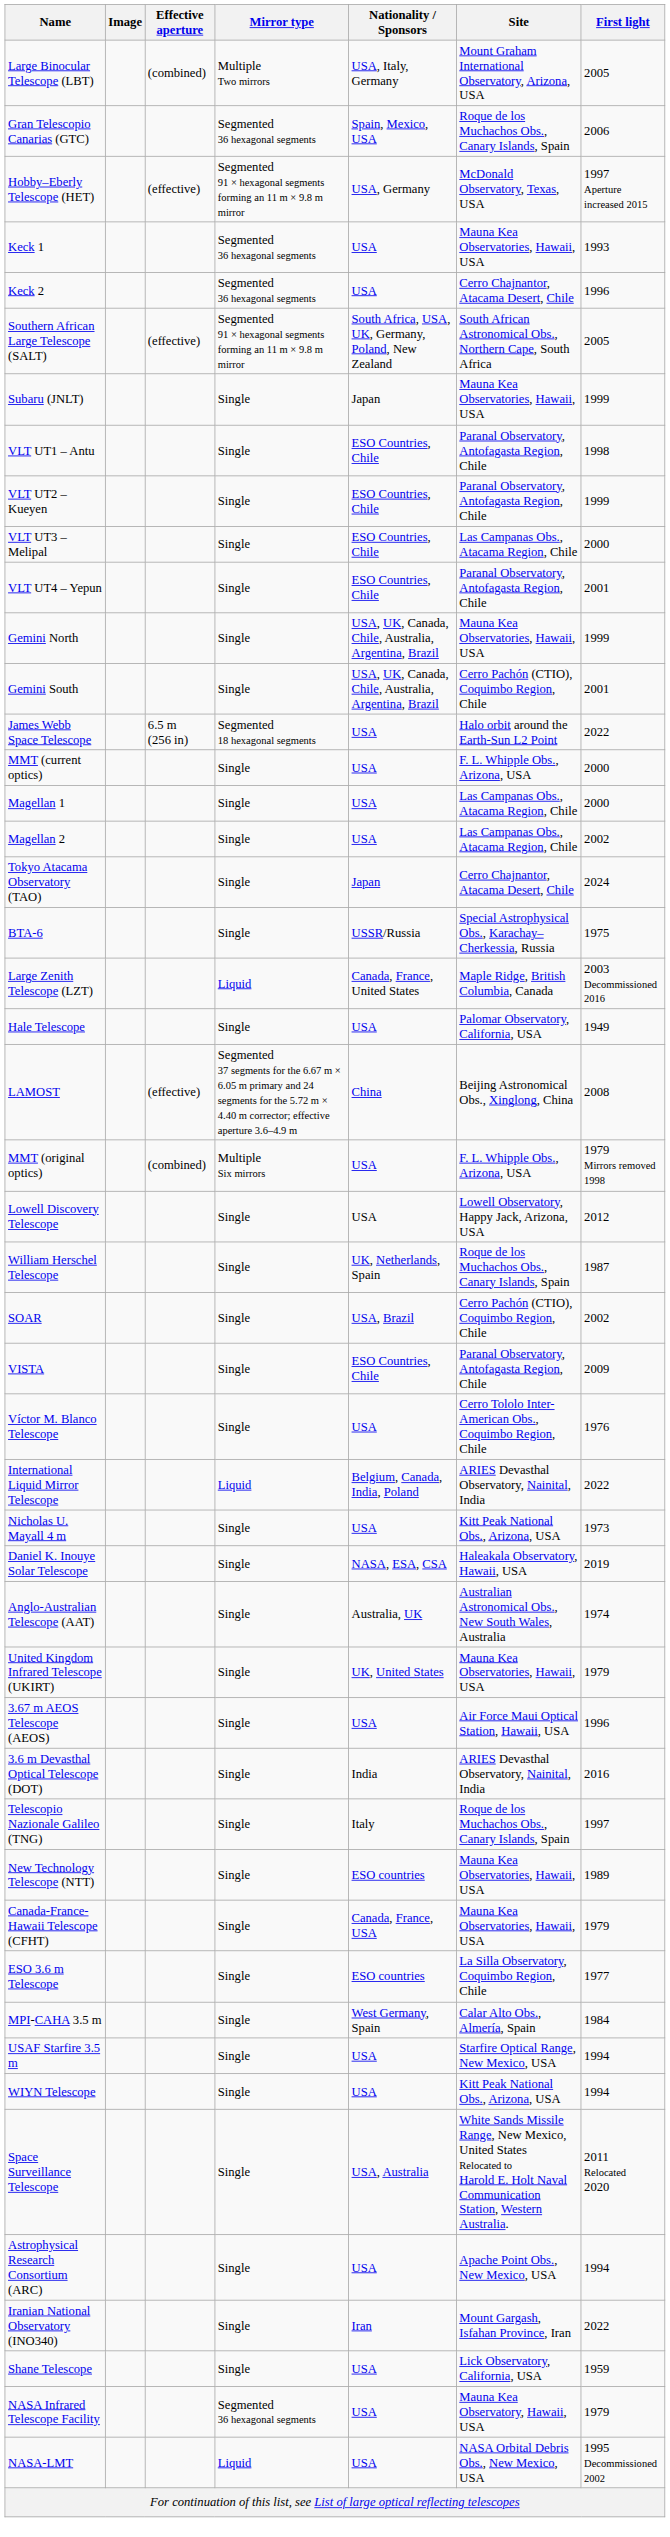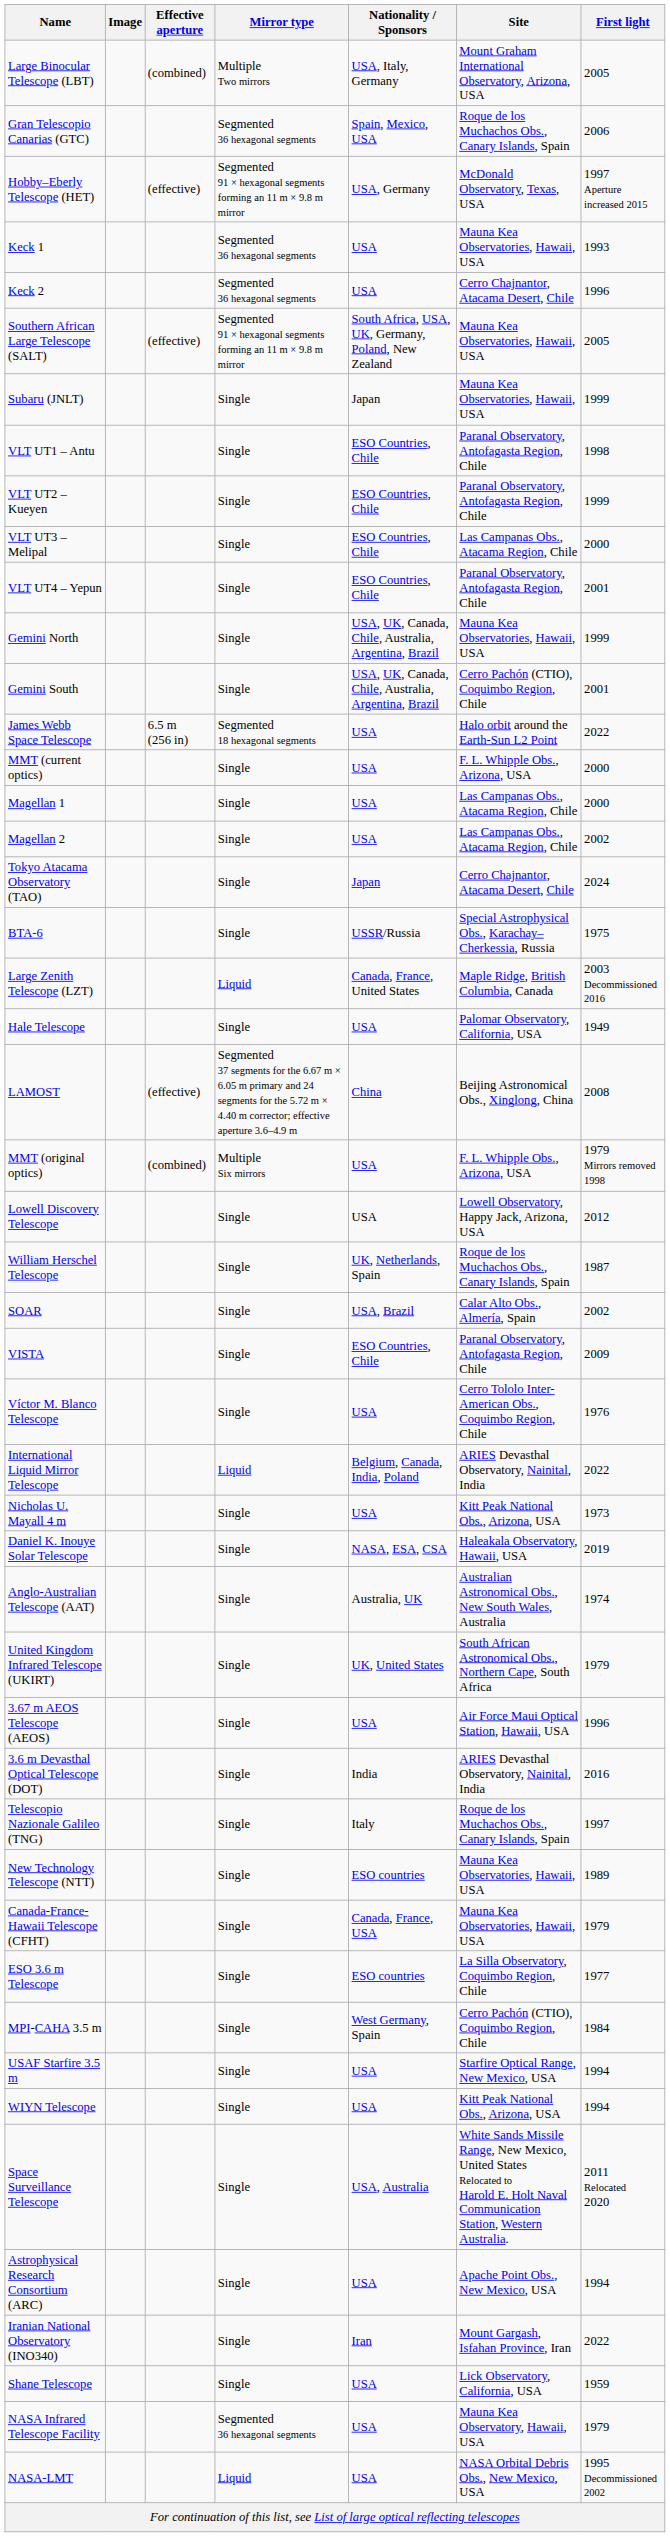(514, 341) South African Astronomical Obs., Northern Cape, South Africa -> (517, 341) Mauna Kea Observatories, Hawaii, USA
(516, 1317) Cerro Pachón (CTIO), Coquimbo Region, Chile -> (500, 1310) Calar Alto Obs., Almería, Spain
(517, 1672) Mauna Kea Observatories, Hawaii, USA -> (514, 1665) South African Astronomical Obs., Northern Cape, South Africa
(500, 2019) Calar Alto Obs., Almería, Spain -> (516, 2027) Cerro Pachón (CTIO), Coquimbo Region, Chile
